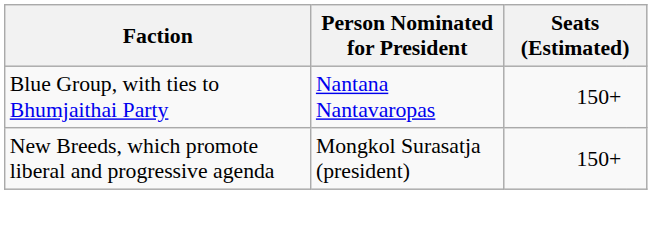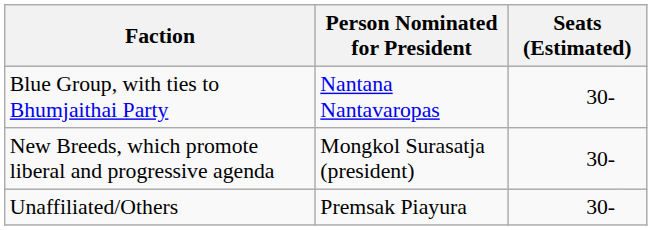(599, 97) 150+ -> (601, 97) 30-
(599, 158) 150+ -> (601, 158) 30-
+ row: (94, 207)
